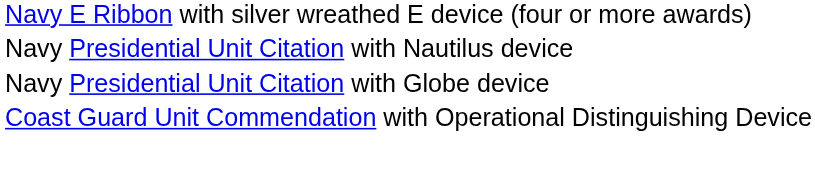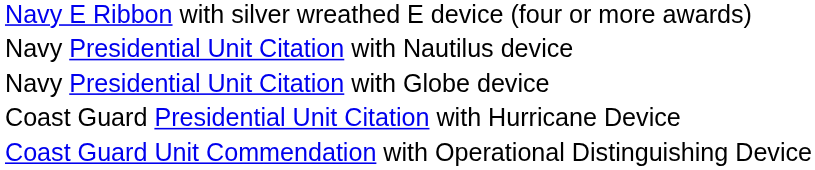+ row: (343, 118)
